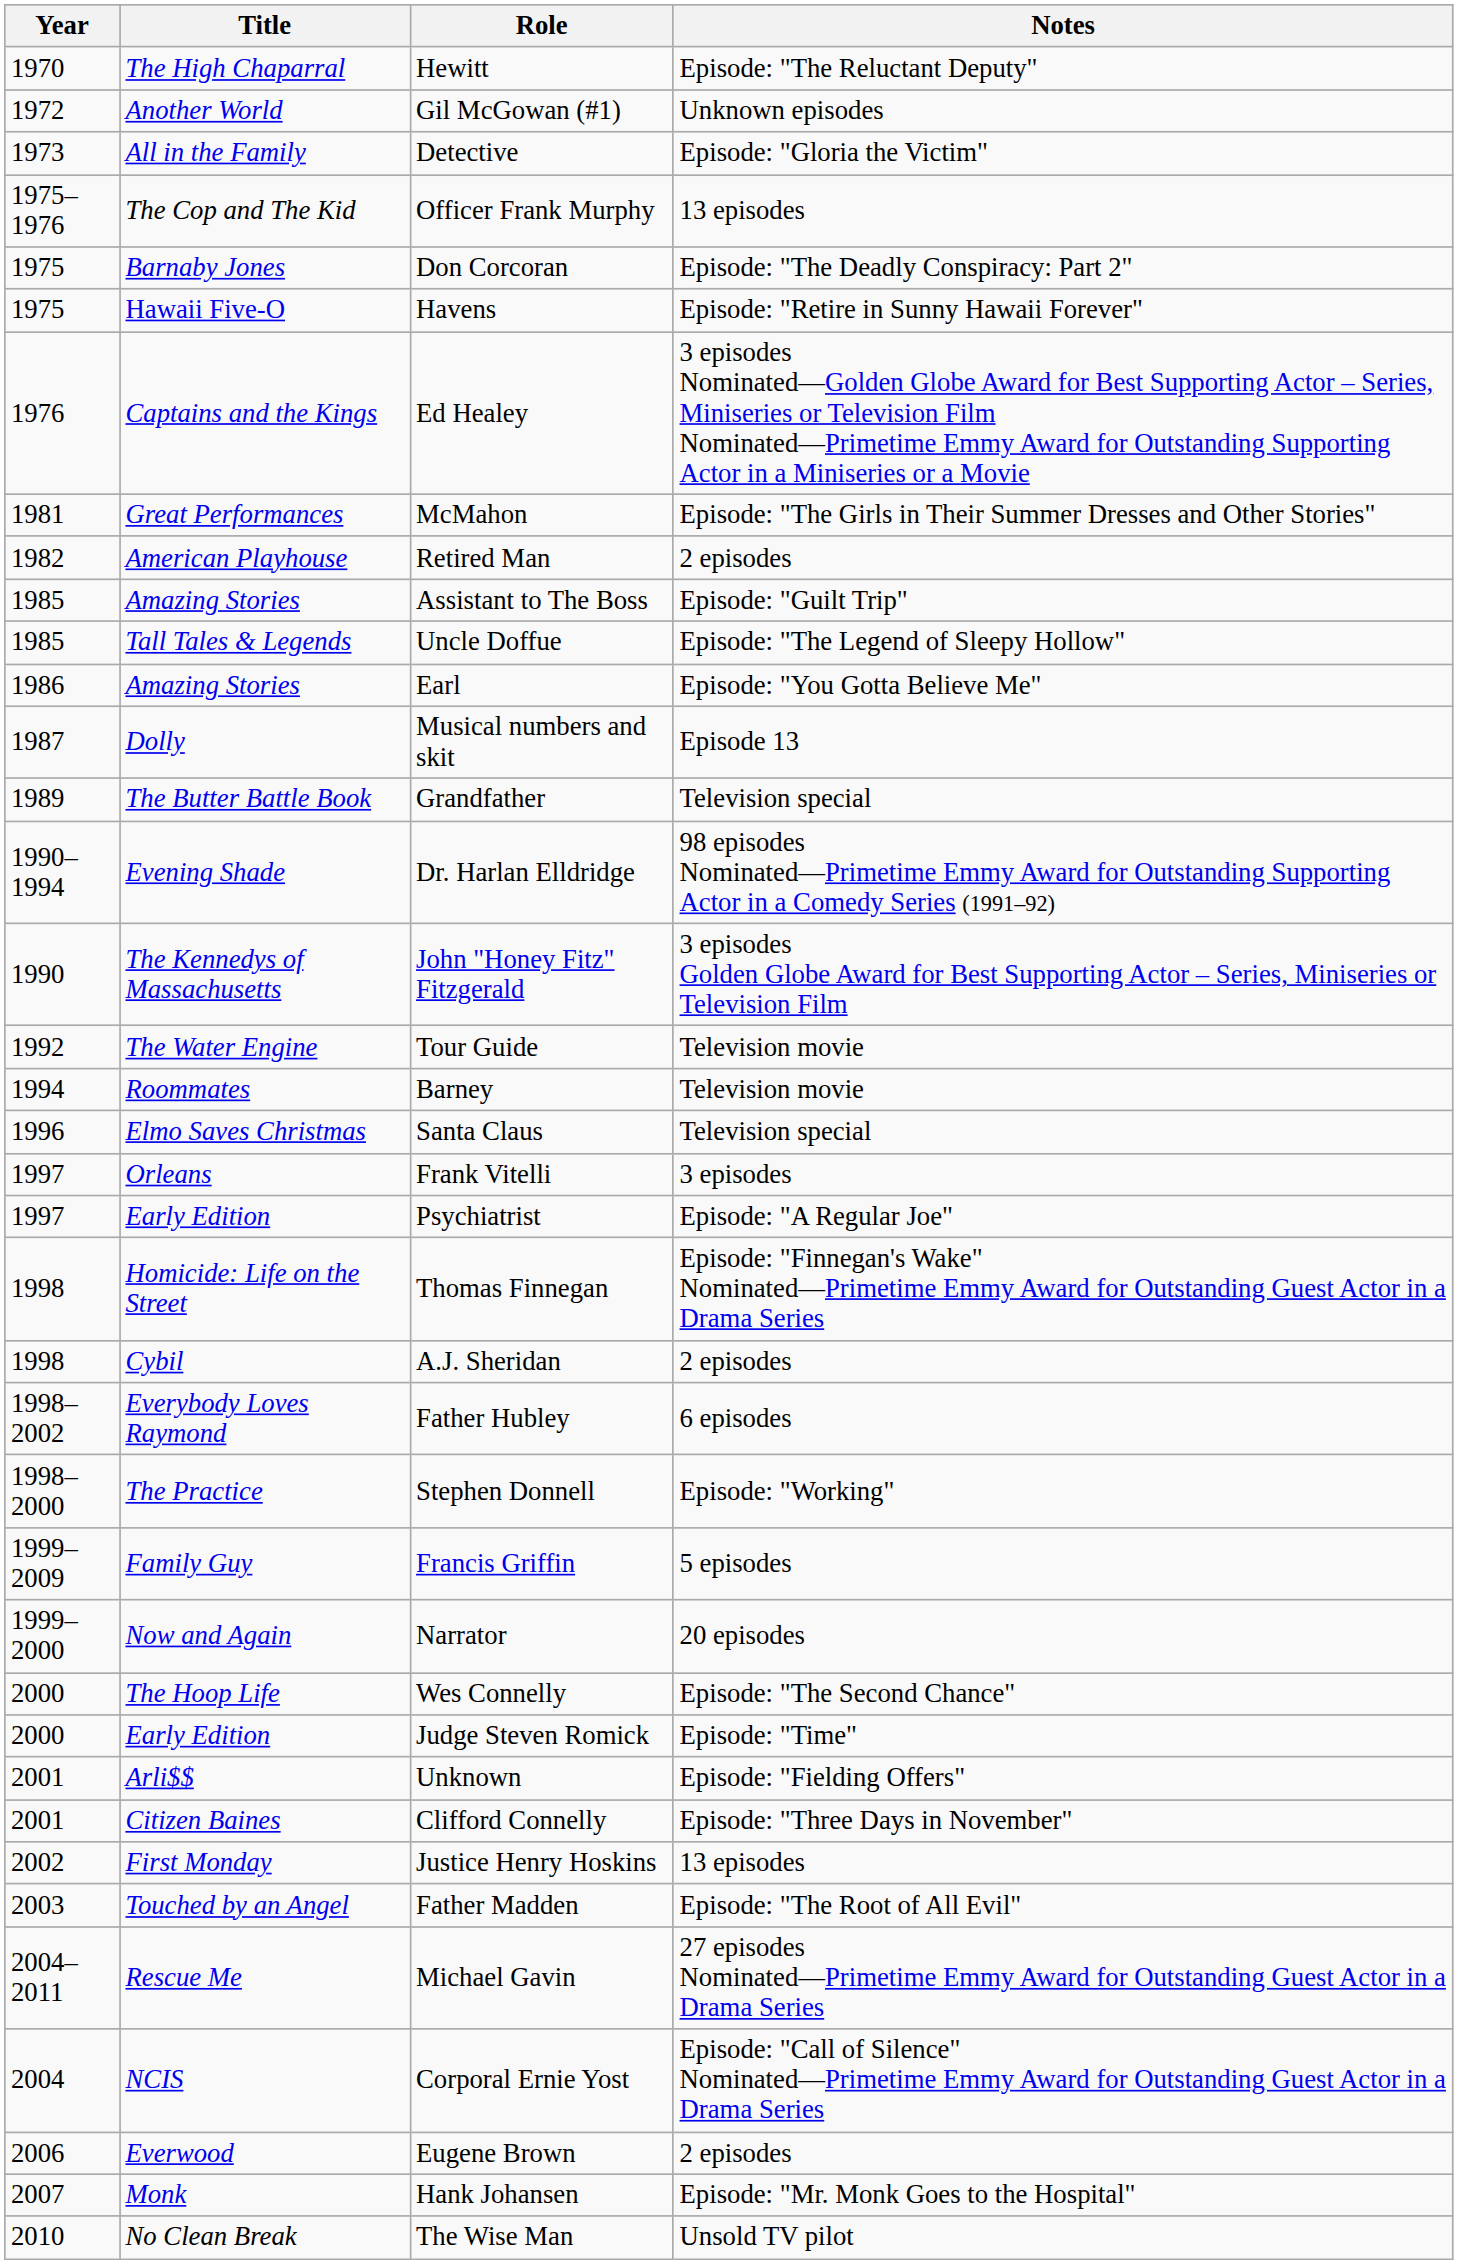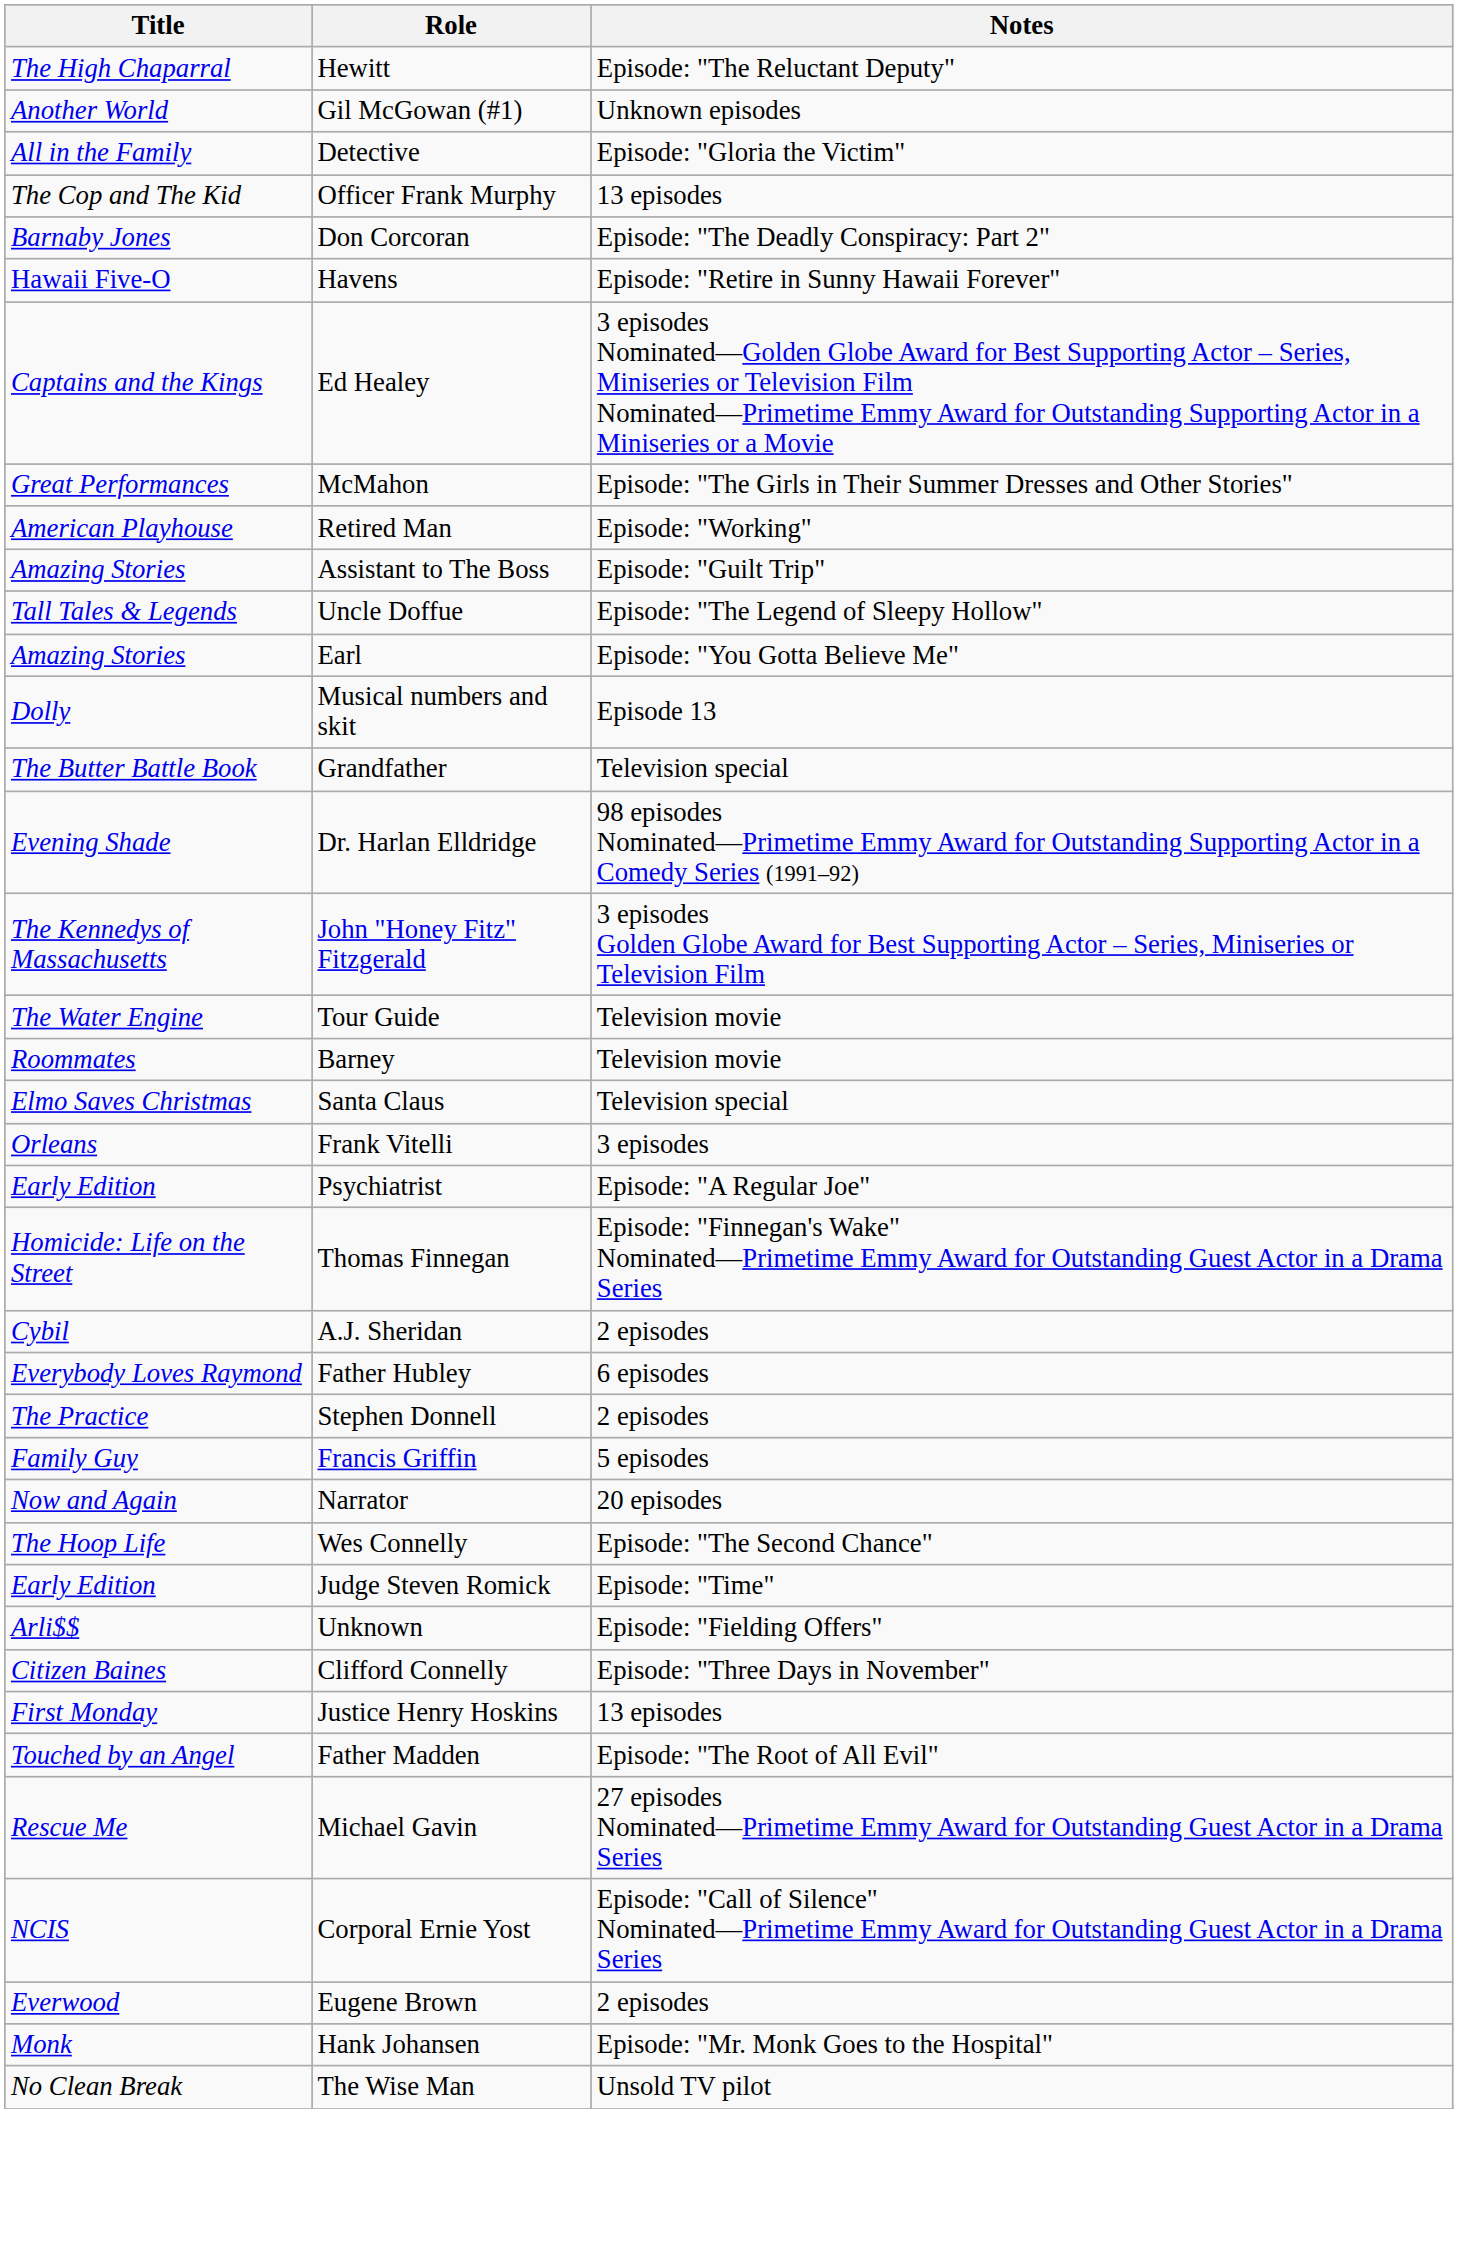- column: (62, 25)
(736, 557) 2 episodes -> (704, 527) Episode: "Working"
(787, 1490) Episode: "Working" -> (653, 1415) 2 episodes
